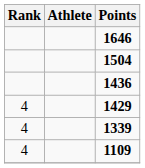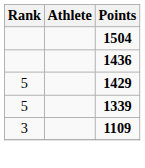- row: (117, 38)
(24, 106) 4 -> (24, 83) 5
(24, 128) 4 -> (24, 106) 5
(24, 151) 4 -> (24, 128) 3
